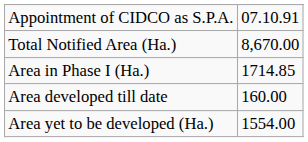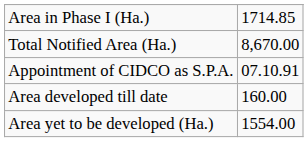rows swapped: (121, 17) <-> (79, 70)
